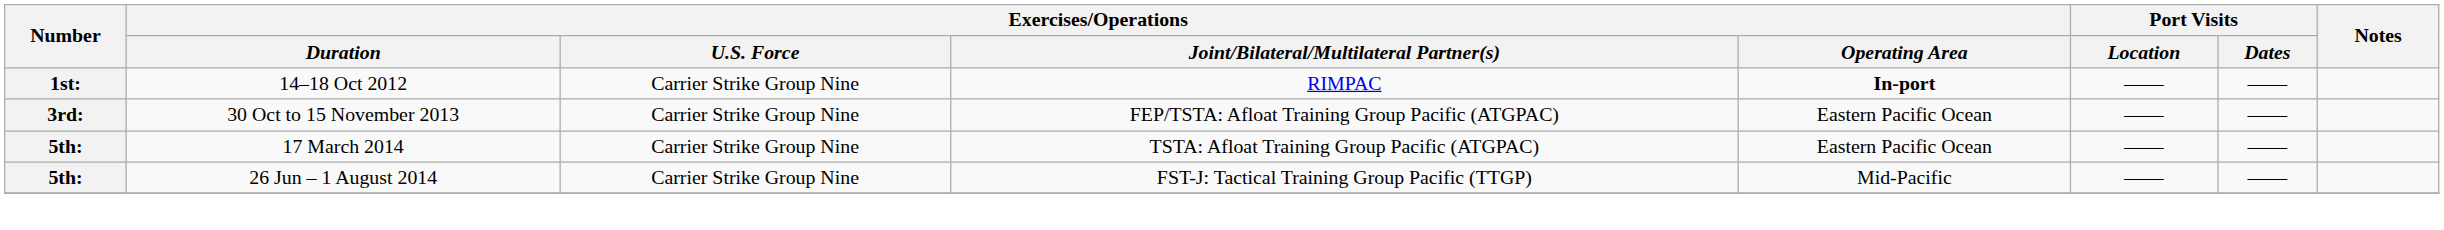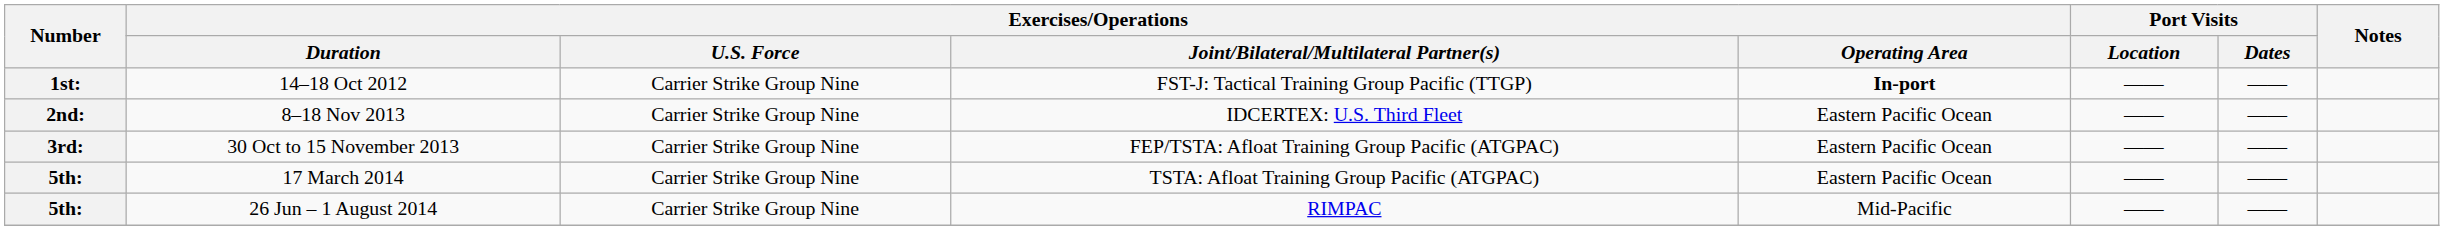(1344, 83) RIMPAC -> (1344, 83) FST-J: Tactical Training Group Pacific (TTGP)
+ row: (343, 114)
(1344, 177) FST-J: Tactical Training Group Pacific (TTGP) -> (1344, 209) RIMPAC
